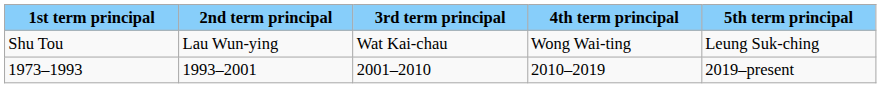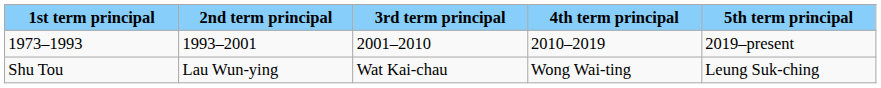rows swapped: (36, 43) <-> (45, 69)
